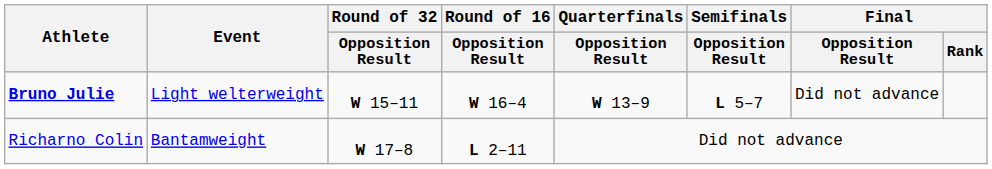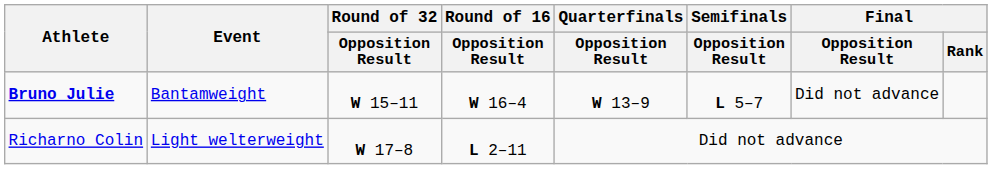(237, 95) Light welterweight -> (209, 95) Bantamweight
(209, 141) Bantamweight -> (237, 141) Light welterweight
